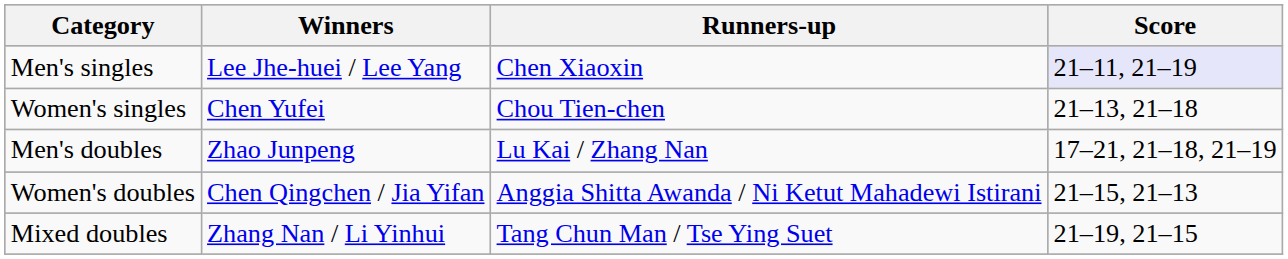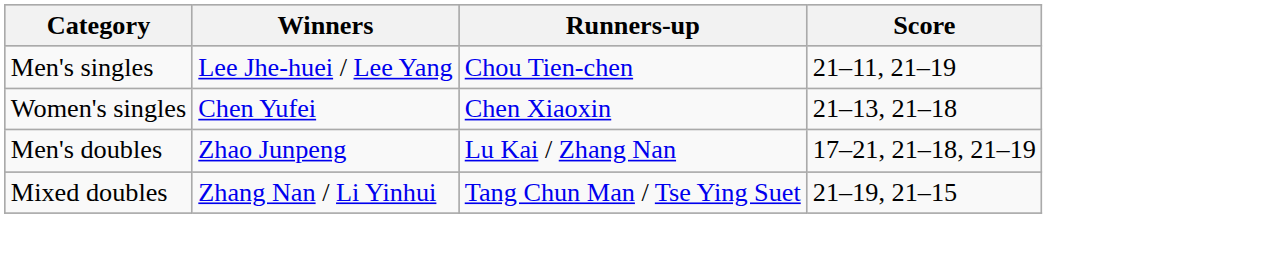(570, 66) Chen Xiaoxin -> (549, 66) Chou Tien-chen
(1125, 66) lavender background -> (885, 66) no background
(581, 108) Chou Tien-chen -> (538, 108) Chen Xiaoxin
- row: (103, 191)
